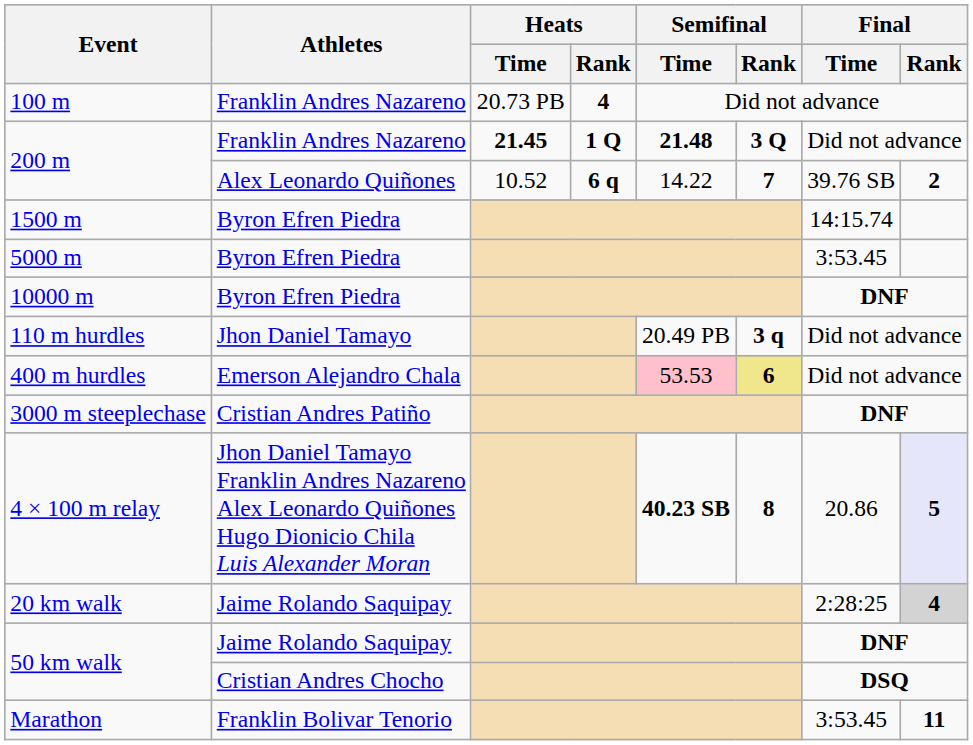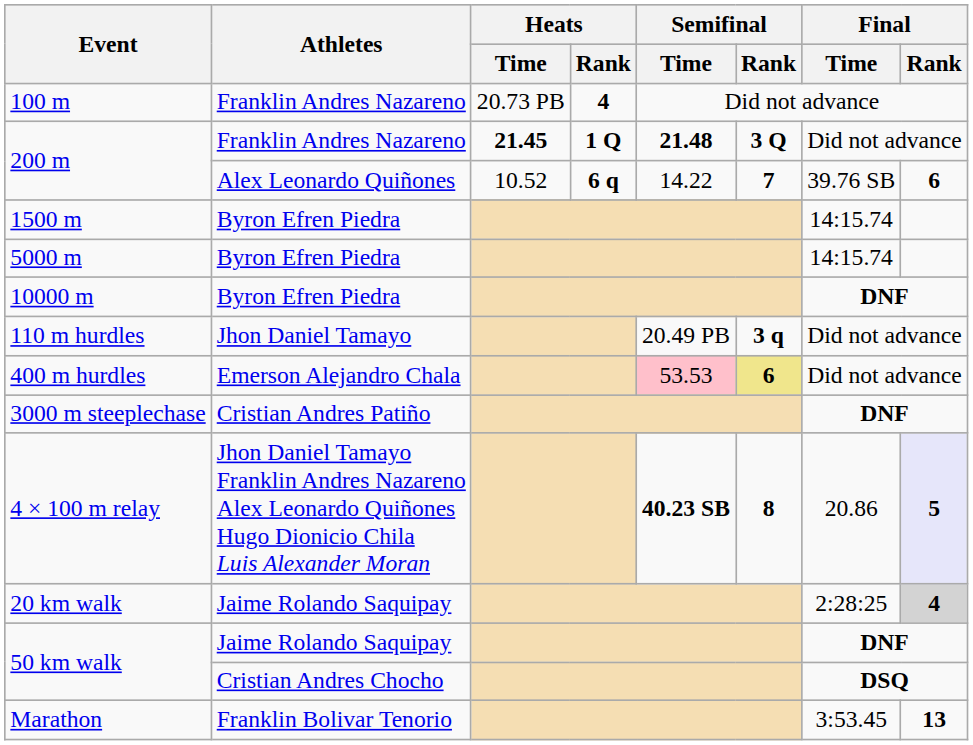(934, 180) 2 -> (934, 180) 6
(851, 258) 3:53.45 -> (851, 258) 14:15.74
(934, 720) 11 -> (934, 720) 13
